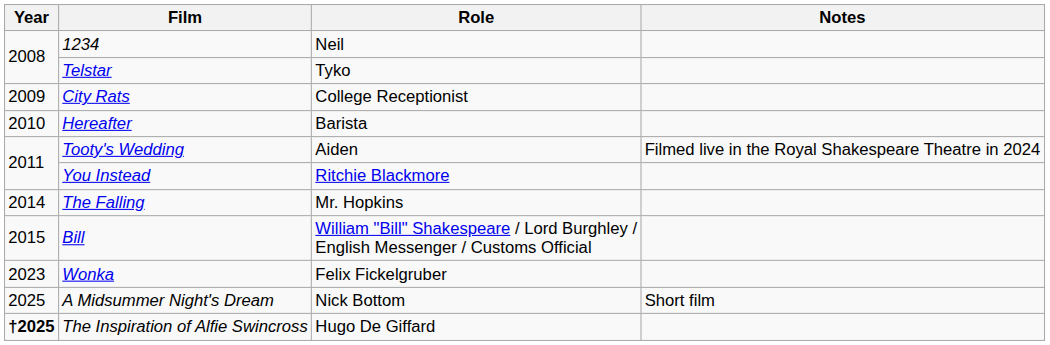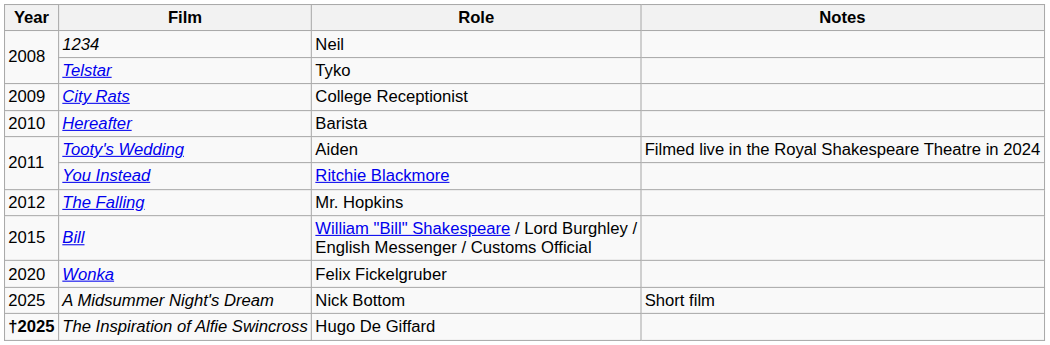(27, 202) 2014 -> (27, 202) 2012
(27, 273) 2023 -> (27, 273) 2020
